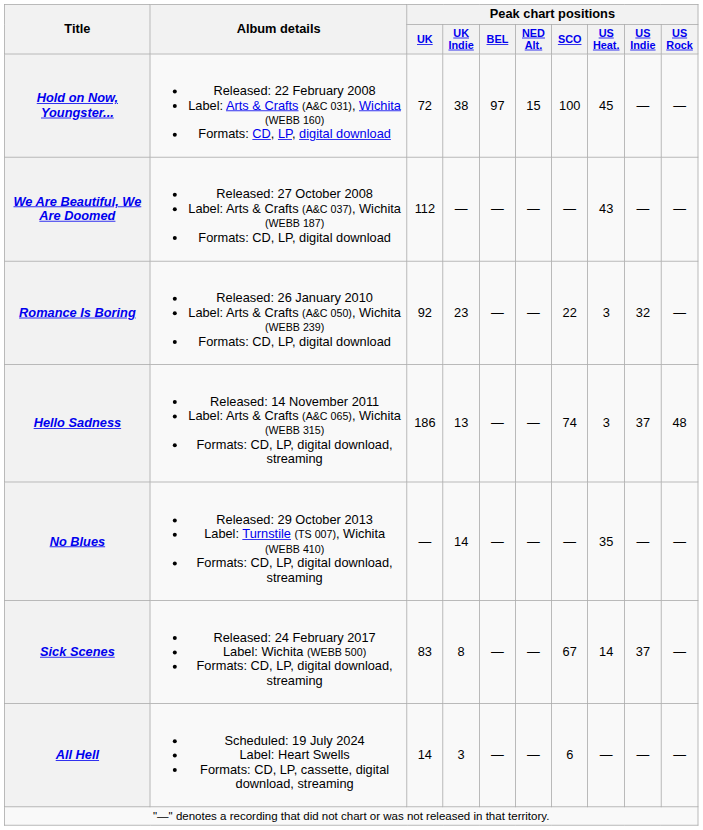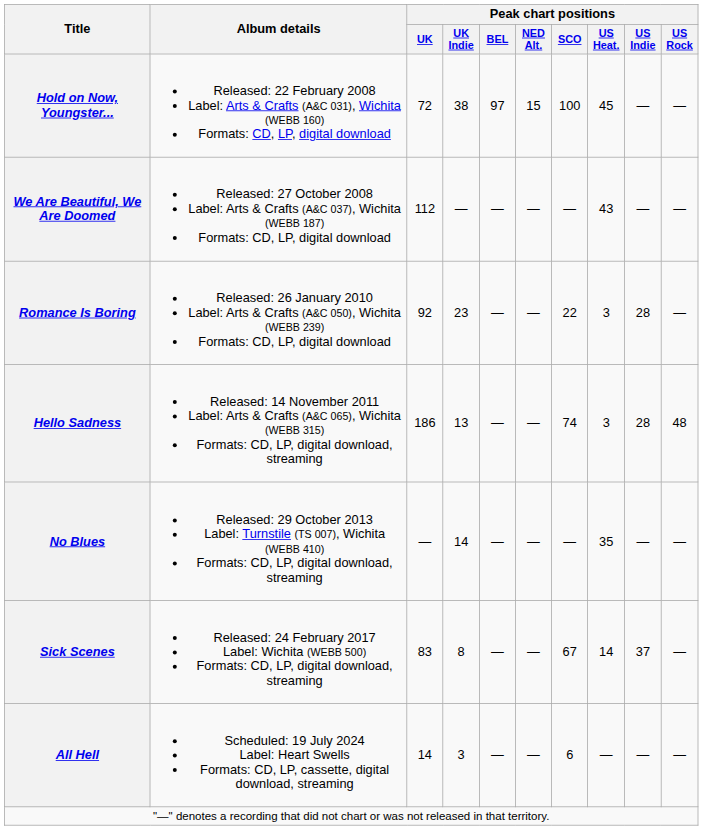(643, 312) 32 -> (643, 312) 28
(643, 423) 37 -> (643, 423) 28
